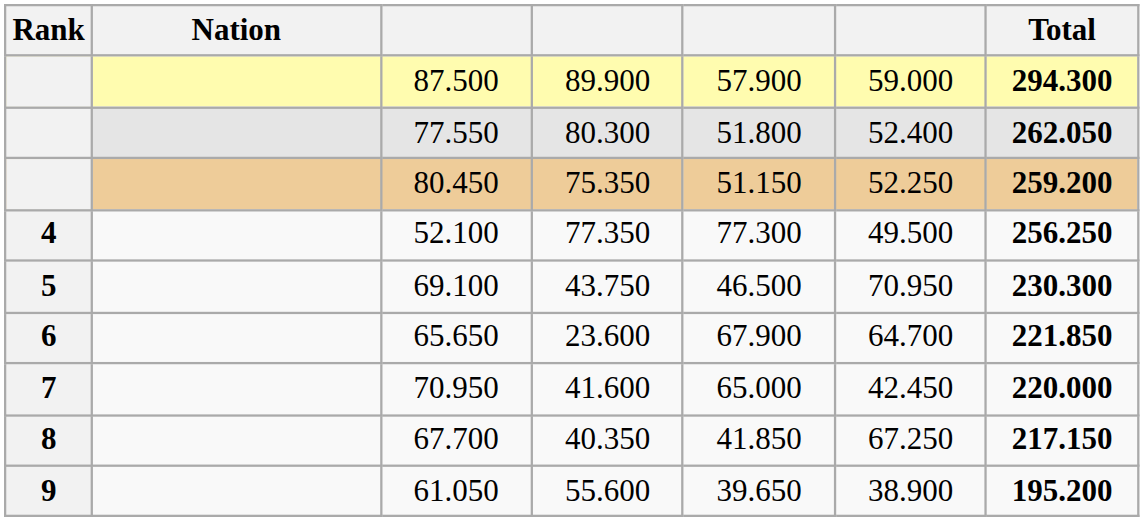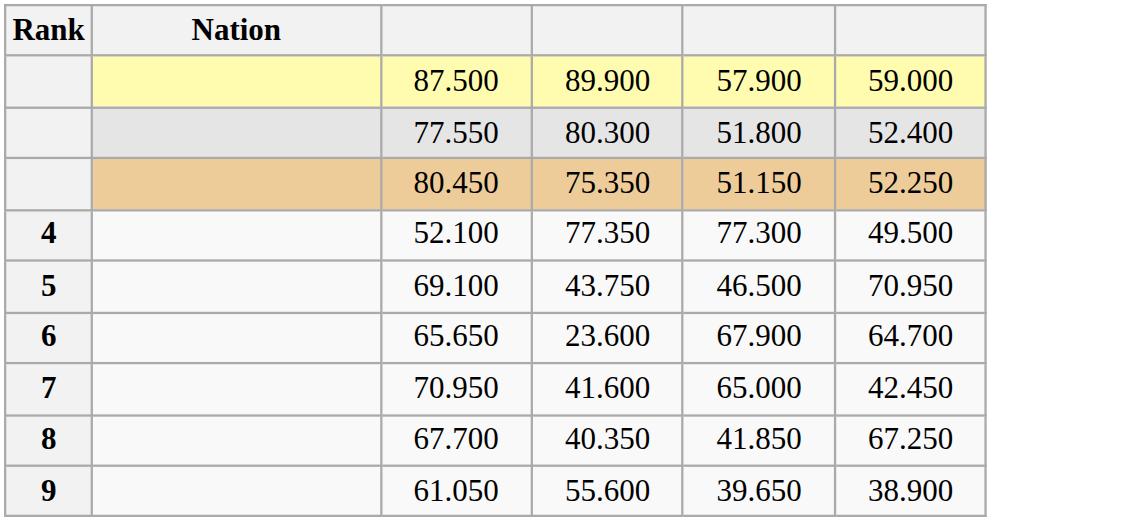- column: (1062, 29)
